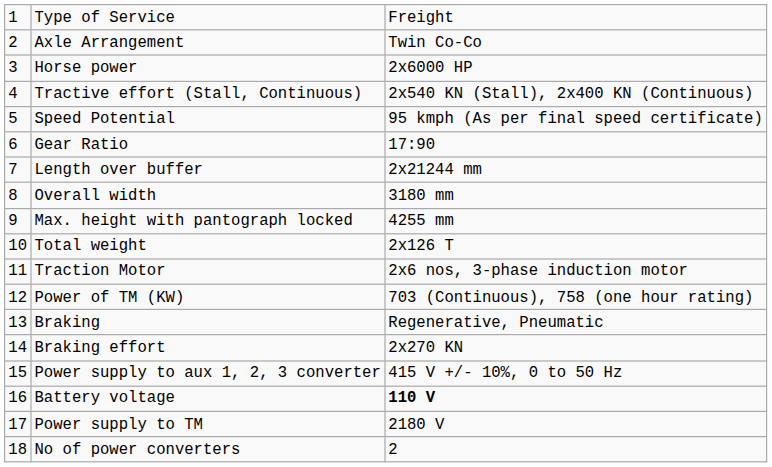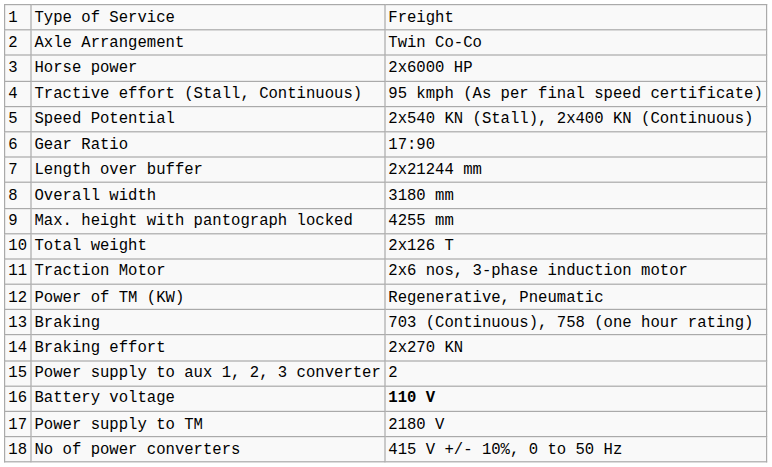(571, 94) 2x540 KN (Stall), 2x400 KN (Continuous) -> (576, 94) 95 kmph (As per final speed certificate)
(576, 119) 95 kmph (As per final speed certificate) -> (571, 119) 2x540 KN (Stall), 2x400 KN (Continuous)
(571, 297) 703 (Continuous), 758 (one hour rating) -> (496, 297) Regenerative, Pneumatic
(496, 322) Regenerative, Pneumatic -> (571, 322) 703 (Continuous), 758 (one hour rating)
(505, 373) 415 V +/- 10%, 0 to 50 Hz -> (393, 373) 2
(393, 450) 2 -> (505, 450) 415 V +/- 10%, 0 to 50 Hz
